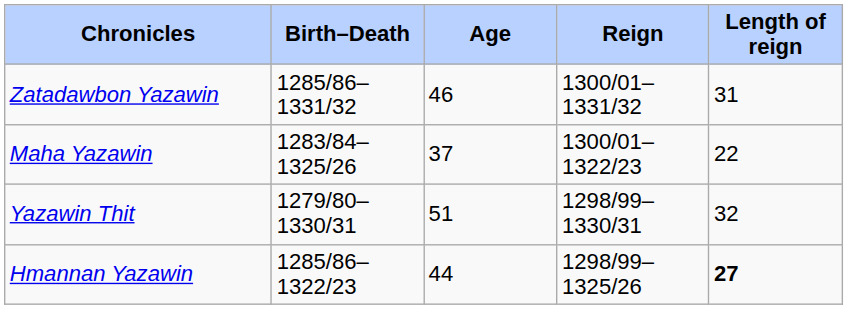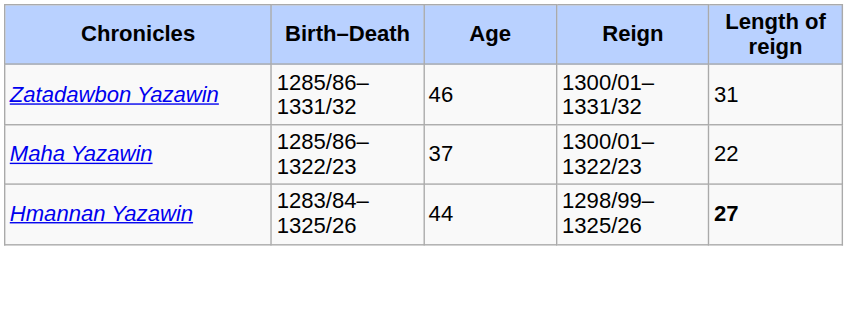(323, 154) 1283/84–1325/26 -> (323, 154) 1285/86–1322/23
- row: (72, 214)
(323, 273) 1285/86–1322/23 -> (323, 214) 1283/84–1325/26
